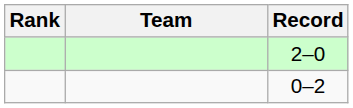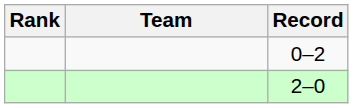rows swapped: (308, 53) <-> (308, 86)
